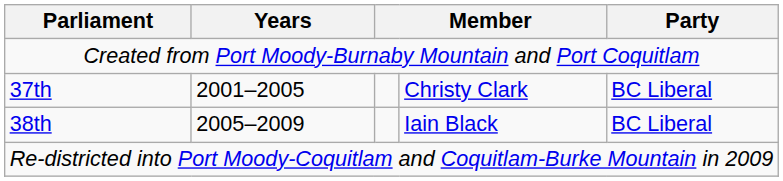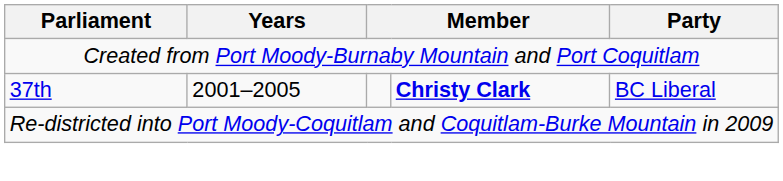(466, 90) normal -> (463, 90) bold
- row: (31, 124)
